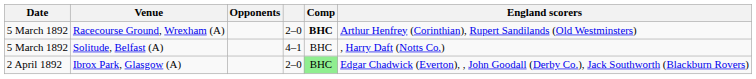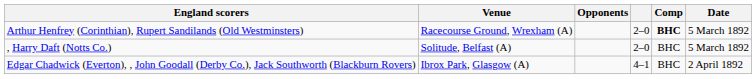columns swapped: (37, 13) <-> (545, 13)
(294, 47) 4–1 -> (641, 47) 2–0
(294, 64) 2–0 -> (641, 64) 4–1
(321, 64) lightgreen background -> (669, 64) no background
